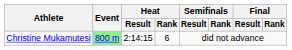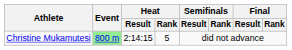(167, 39) 6 -> (167, 39) 5
